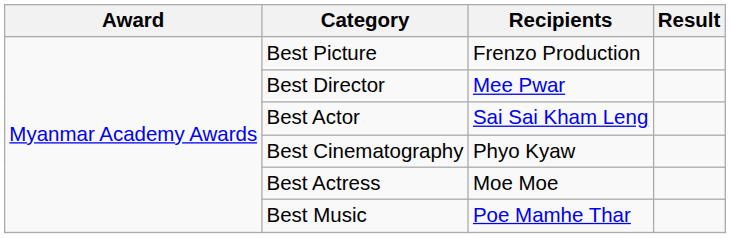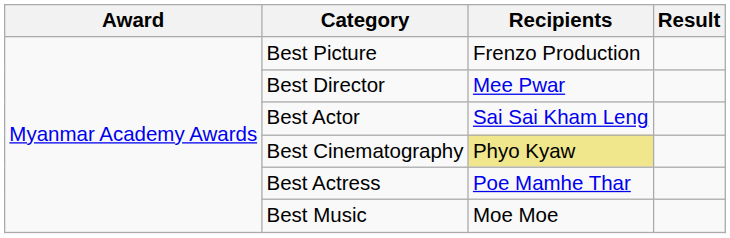(524, 150) no background -> (524, 150) khaki background
(516, 183) Moe Moe -> (552, 183) Poe Mamhe Thar
(552, 215) Poe Mamhe Thar -> (516, 215) Moe Moe
